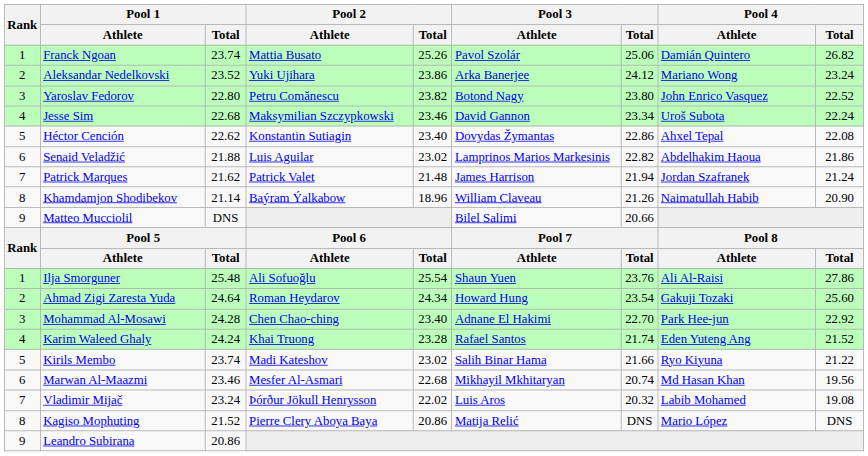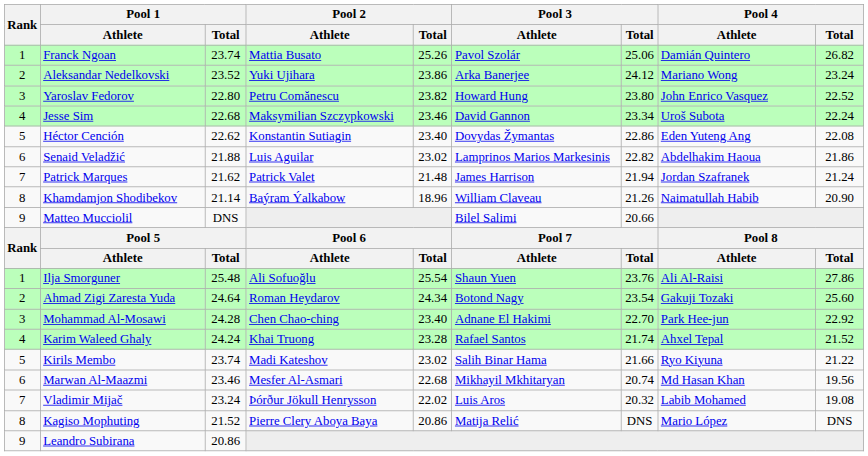(489, 95) Botond Nagy -> (491, 95) Howard Hung
(692, 136) Ahxel Tepal -> (706, 136) Eden Yuteng Ang
(491, 298) Howard Hung -> (489, 298) Botond Nagy
(706, 339) Eden Yuteng Ang -> (692, 339) Ahxel Tepal
